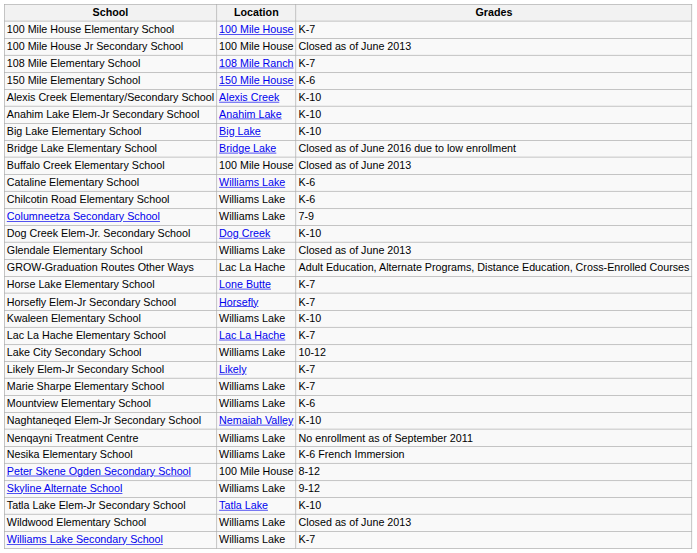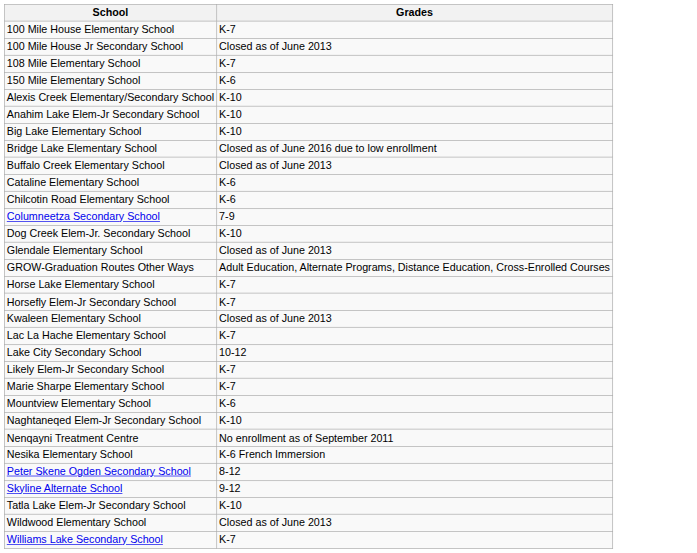- column: (256, 13)
(310, 319) K-10 -> (275, 319) Closed as of June 2013
